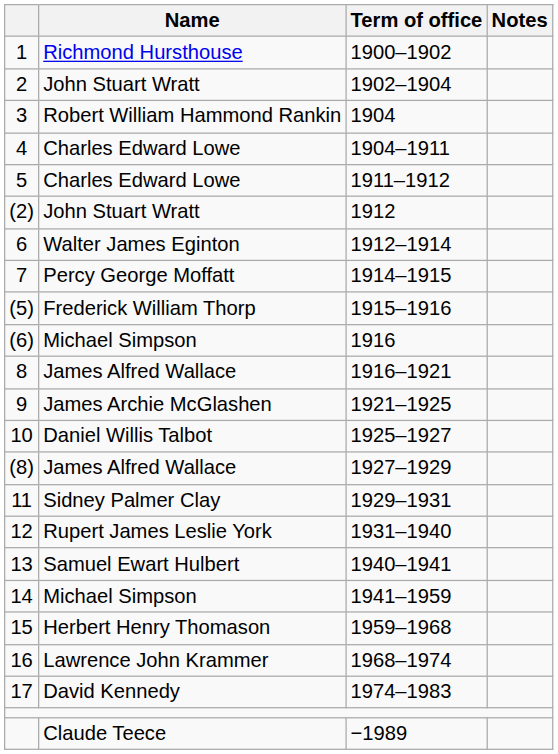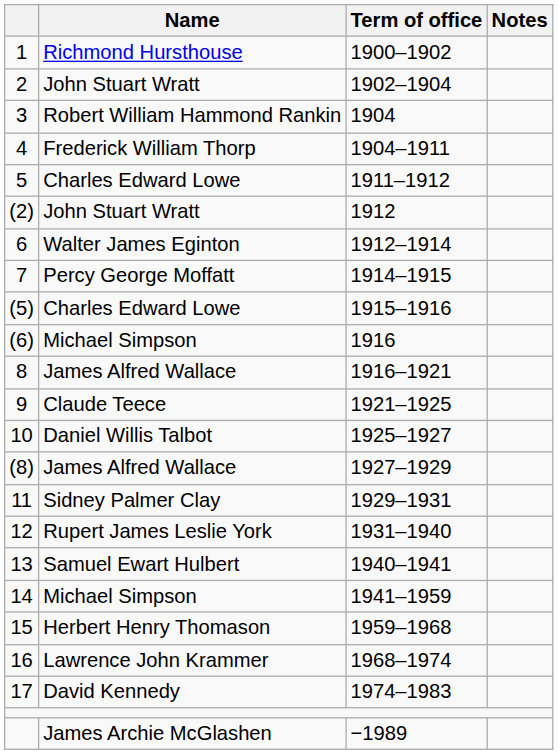(142, 148) Charles Edward Lowe -> (149, 148) Frederick William Thorp
(149, 308) Frederick William Thorp -> (142, 308) Charles Edward Lowe
(158, 404) James Archie McGlashen -> (105, 404) Claude Teece
(105, 733) Claude Teece -> (158, 733) James Archie McGlashen
